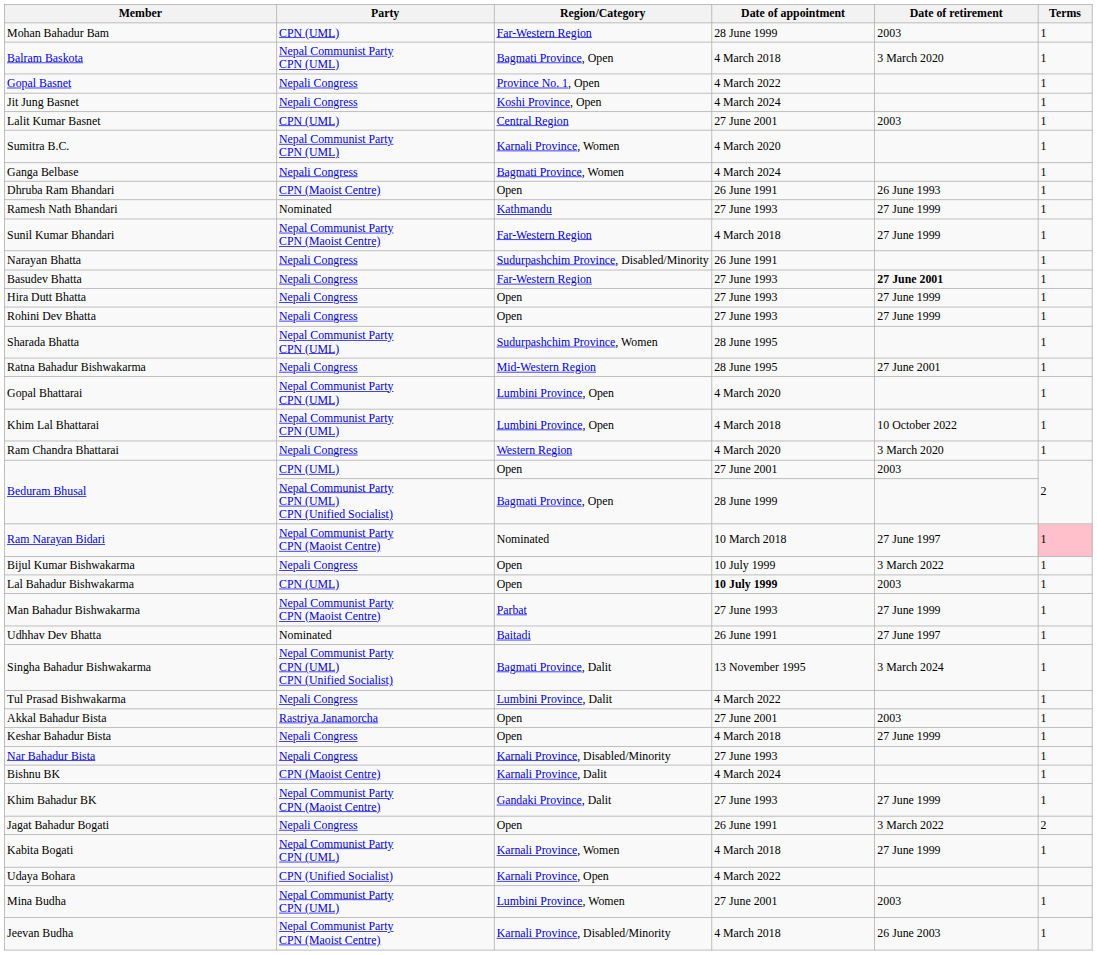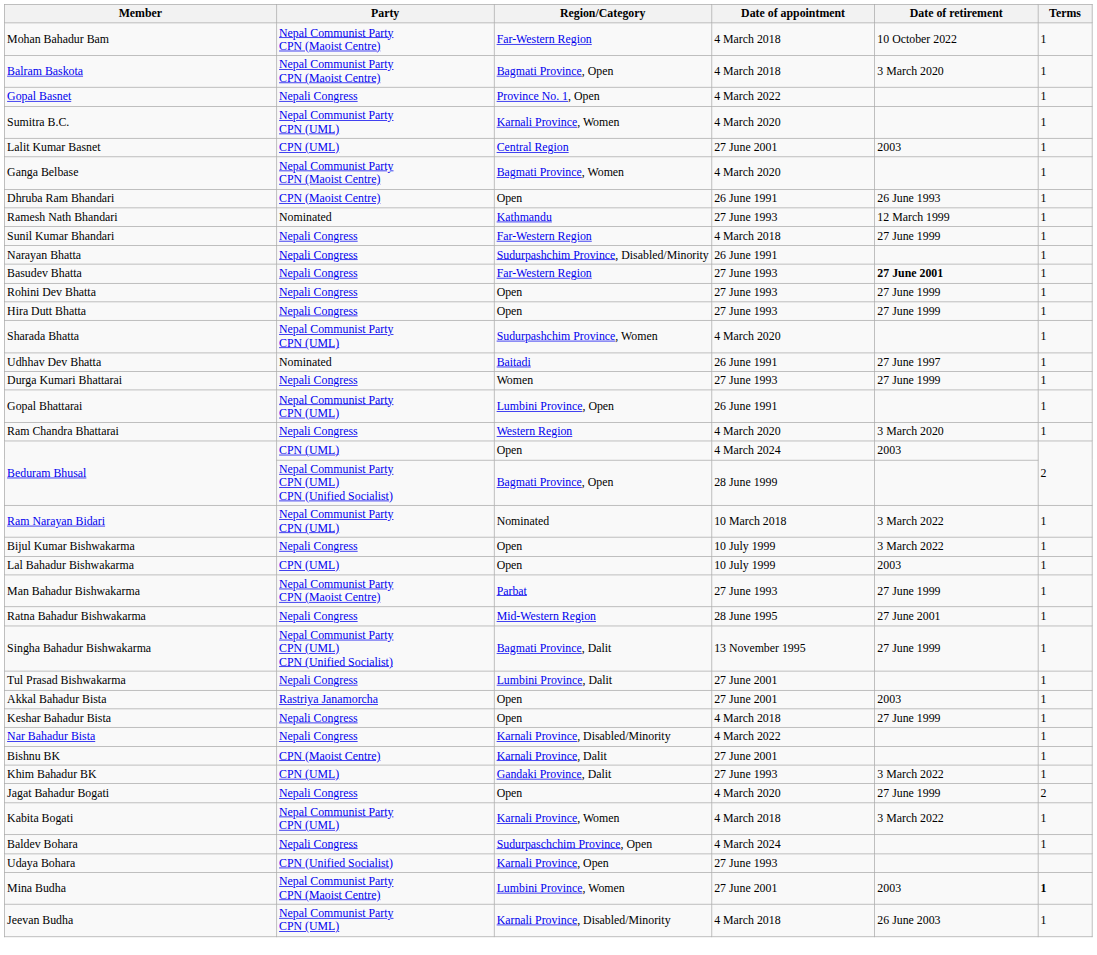(309, 32) CPN (UML) -> (336, 39) Nepal Communist Party CPN (Maoist Centre)
(746, 32) 28 June 1999 -> (747, 39) 4 March 2018
(889, 32) 2003 -> (917, 39) 10 October 2022
(336, 58) Nepal Communist Party CPN (UML) -> (336, 71) Nepal Communist Party CPN (Maoist Centre)
- row: (43, 102)
rows swapped: (54, 121) <-> (38, 146)
(318, 171) Nepali Congress -> (336, 173) Nepal Communist Party CPN (Maoist Centre)
(747, 171) 4 March 2024 -> (747, 173) 4 March 2020
(909, 209) 27 June 1999 -> (914, 217) 12 March 1999
(336, 234) Nepal Communist Party CPN (Maoist Centre) -> (318, 236) Nepali Congress
rows swapped: (47, 297) <-> (51, 316)
(746, 342) 28 June 1995 -> (747, 336) 4 March 2020
rows swapped: (54, 635) <-> (76, 367)
+ row: (65, 380)
(747, 393) 4 March 2020 -> (746, 406) 26 June 1991
- row: (53, 425)
(746, 469) 27 June 2001 -> (747, 450) 4 March 2024
(336, 540) Nepal Communist Party CPN (Maoist Centre) -> (336, 521) Nepal Communist Party CPN (UML)
(909, 540) 27 June 1997 -> (911, 521) 3 March 2022
(1044, 540) pink background -> (1044, 521) no background
(746, 584) bold -> (745, 565) normal
(911, 667) 3 March 2024 -> (909, 648) 27 June 1999
(747, 699) 4 March 2022 -> (746, 680) 27 June 2001
(746, 755) 27 June 1993 -> (747, 737) 4 March 2022
(747, 774) 4 March 2024 -> (746, 755) 27 June 2001
(336, 800) Nepal Communist Party CPN (Maoist Centre) -> (309, 774) CPN (UML)
(909, 800) 27 June 1999 -> (911, 774) 3 March 2022
(746, 825) 26 June 1991 -> (747, 793) 4 March 2020
(911, 825) 3 March 2022 -> (909, 793) 27 June 1999
(909, 850) 27 June 1999 -> (911, 818) 3 March 2022
+ row: (42, 844)
(747, 876) 4 March 2022 -> (746, 863) 27 June 1993
(336, 901) Nepal Communist Party CPN (UML) -> (336, 888) Nepal Communist Party CPN (Maoist Centre)
(1044, 901) normal -> (1044, 888) bold
(336, 933) Nepal Communist Party CPN (Maoist Centre) -> (336, 920) Nepal Communist Party CPN (UML)
